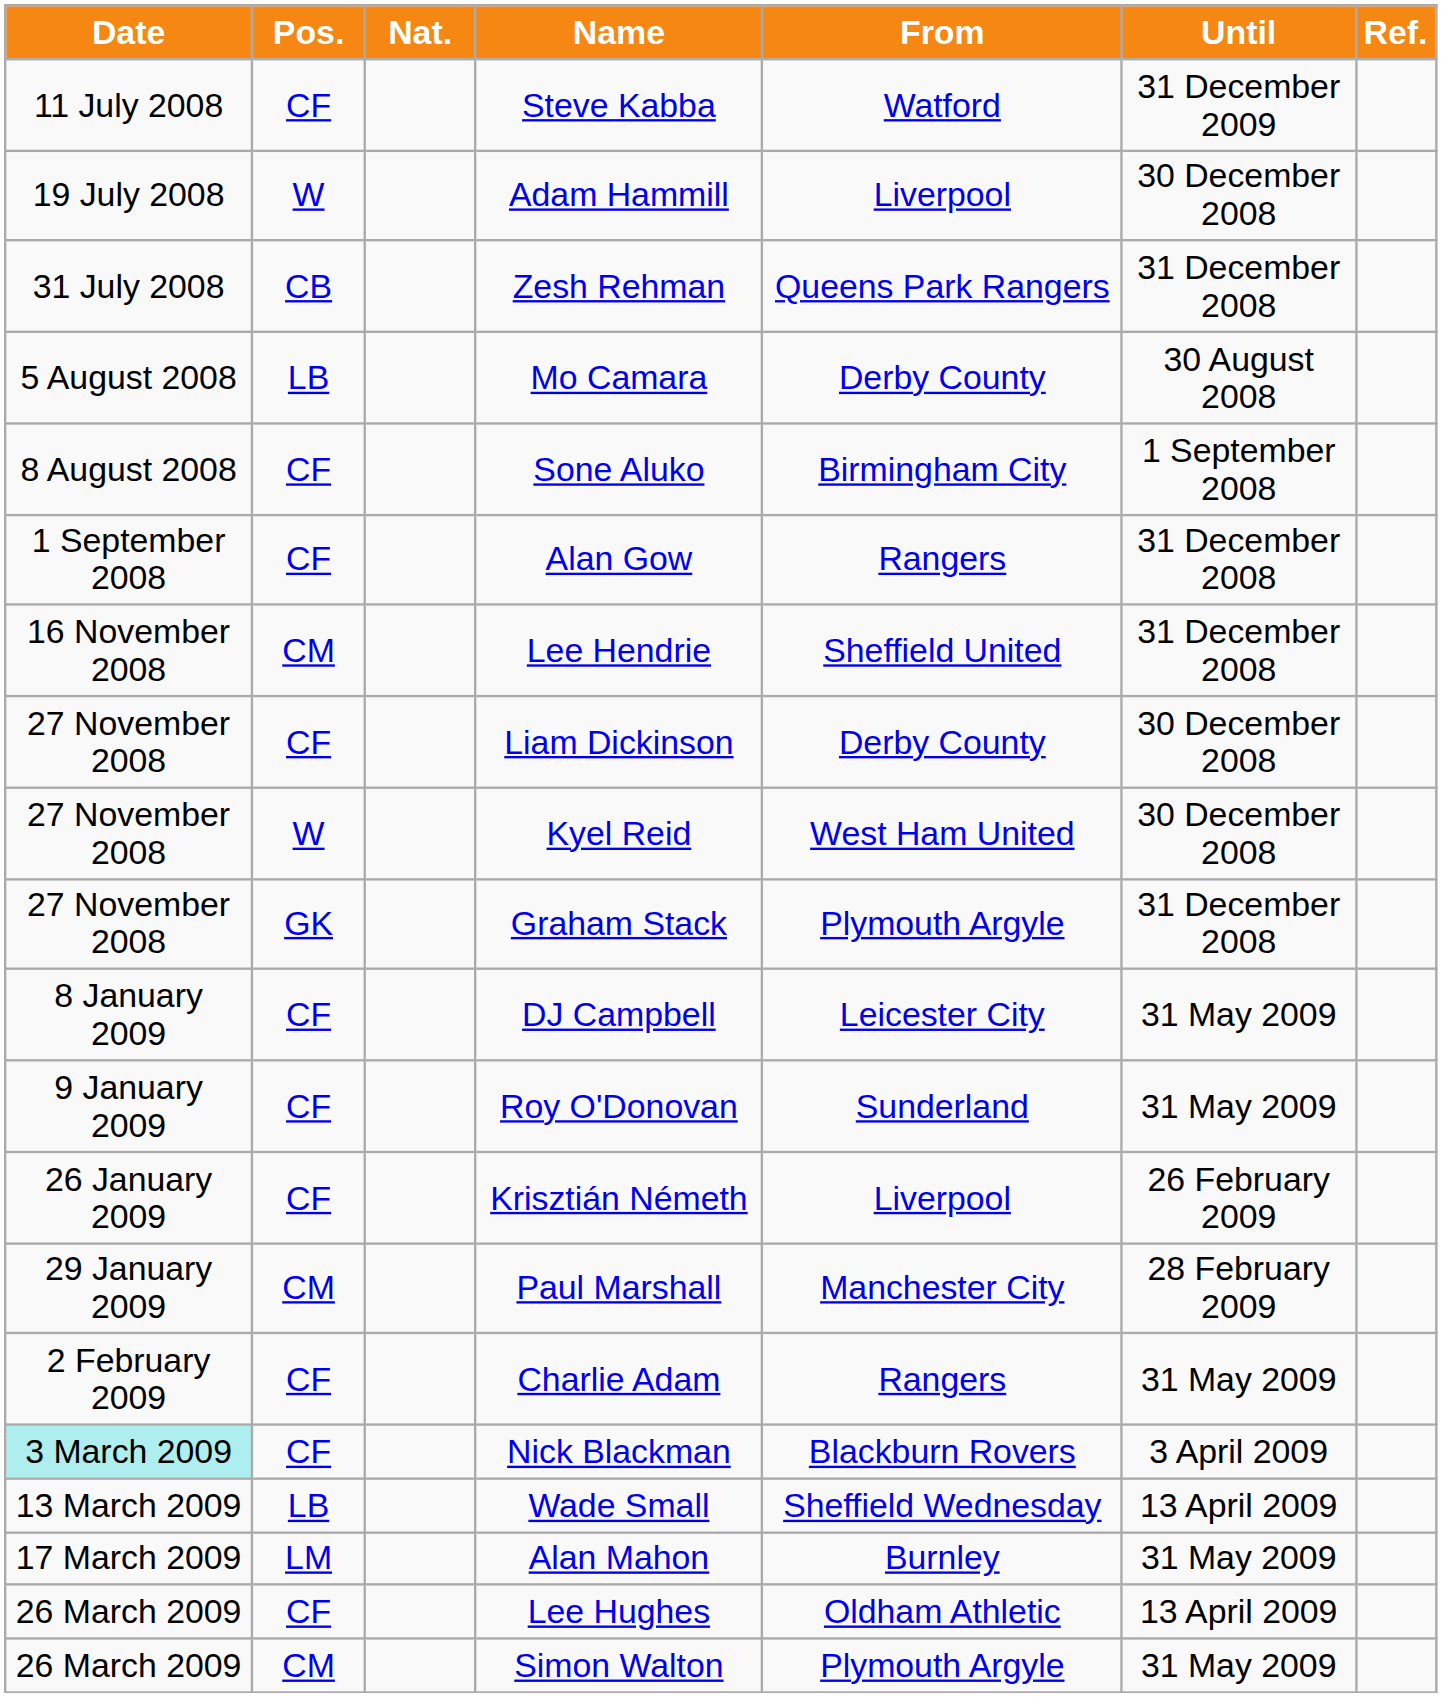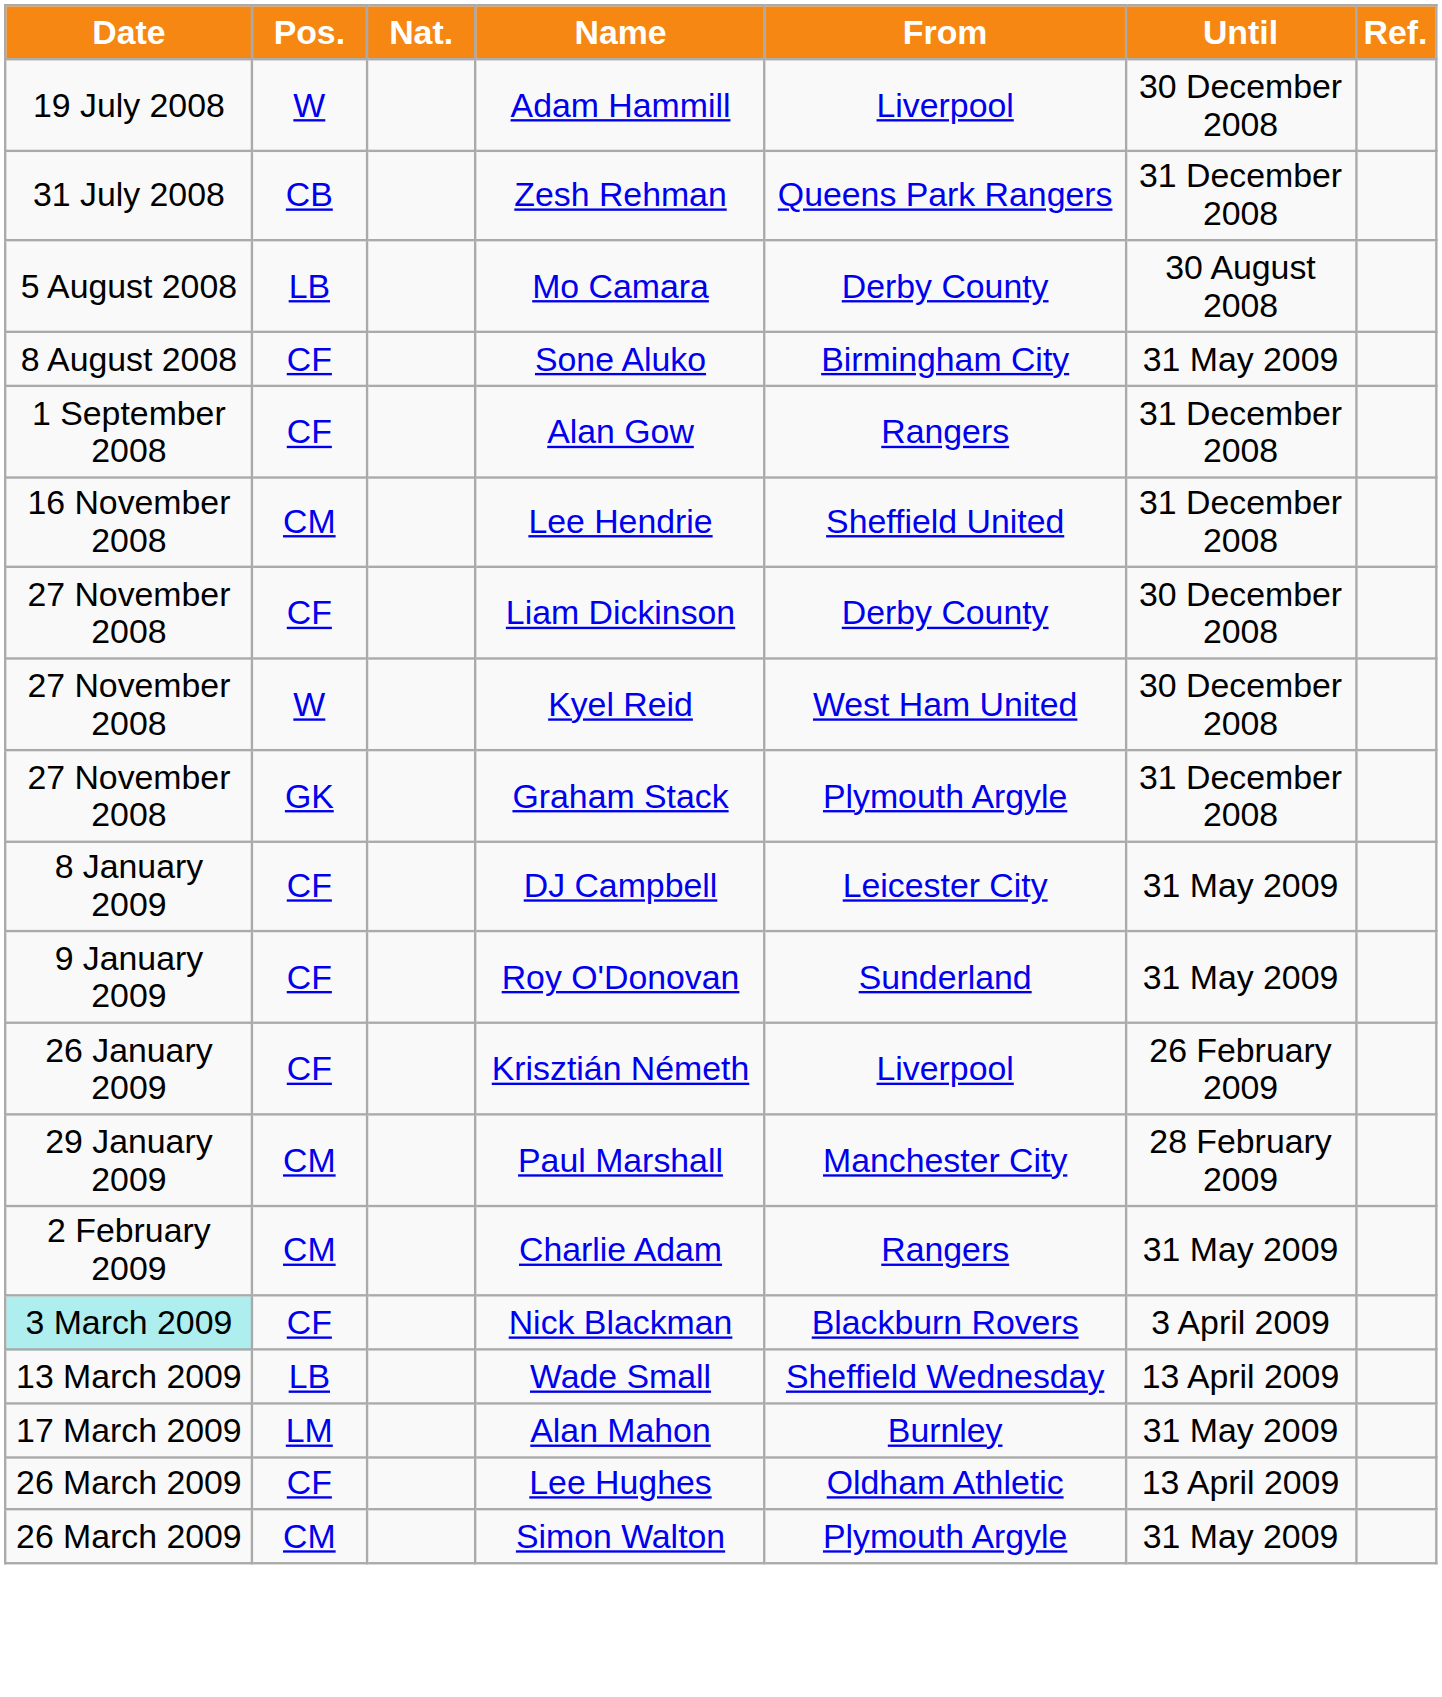- row: (619, 105)
(1239, 469) 1 September 2008 -> (1241, 359) 31 May 2009
(309, 1379) CF -> (309, 1251) CM
